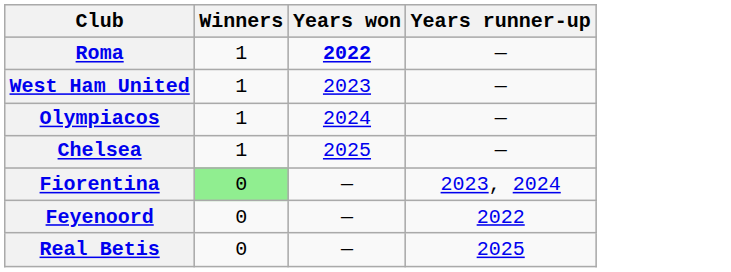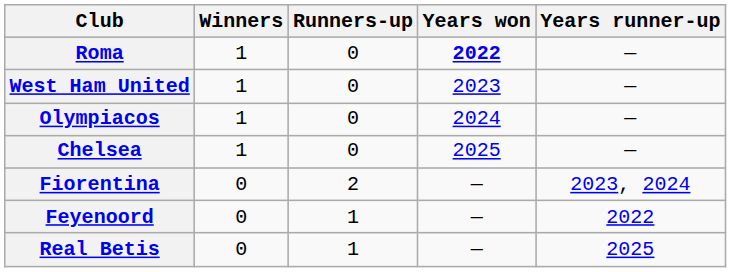+ column: (353, 21)
(241, 184) lightgreen background -> (241, 184) no background
